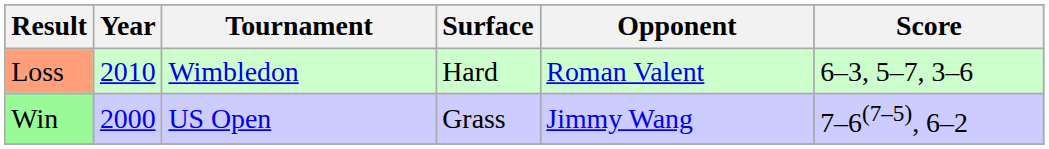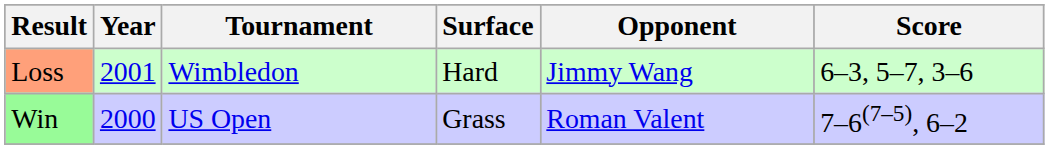(128, 70) 2010 -> (128, 70) 2001
(625, 70) Roman Valent -> (620, 70) Jimmy Wang
(620, 118) Jimmy Wang -> (625, 118) Roman Valent
